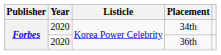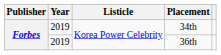(60, 27) 2020 -> (60, 27) 2019
(60, 42) 2020 -> (60, 42) 2019
